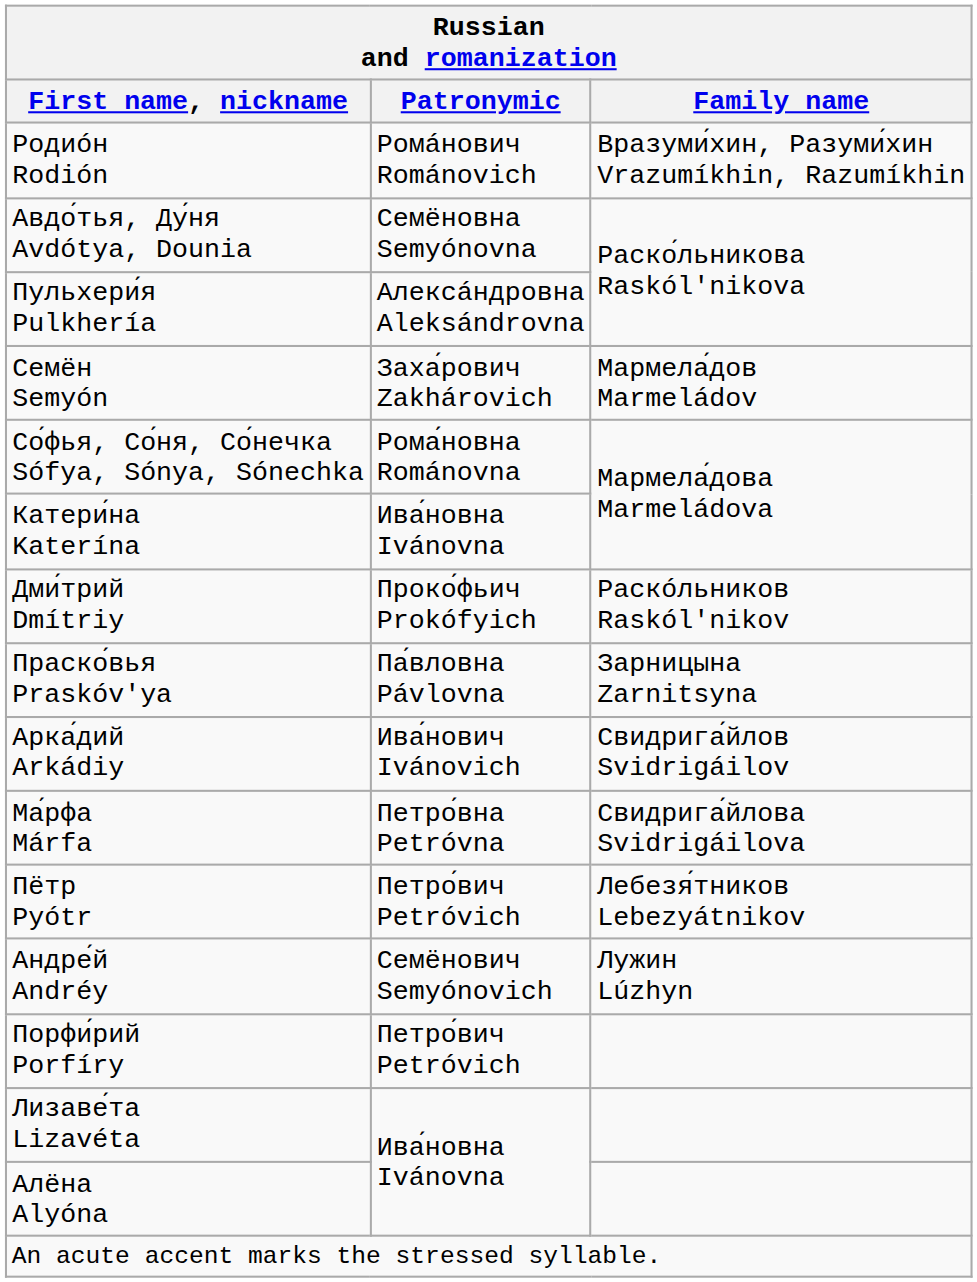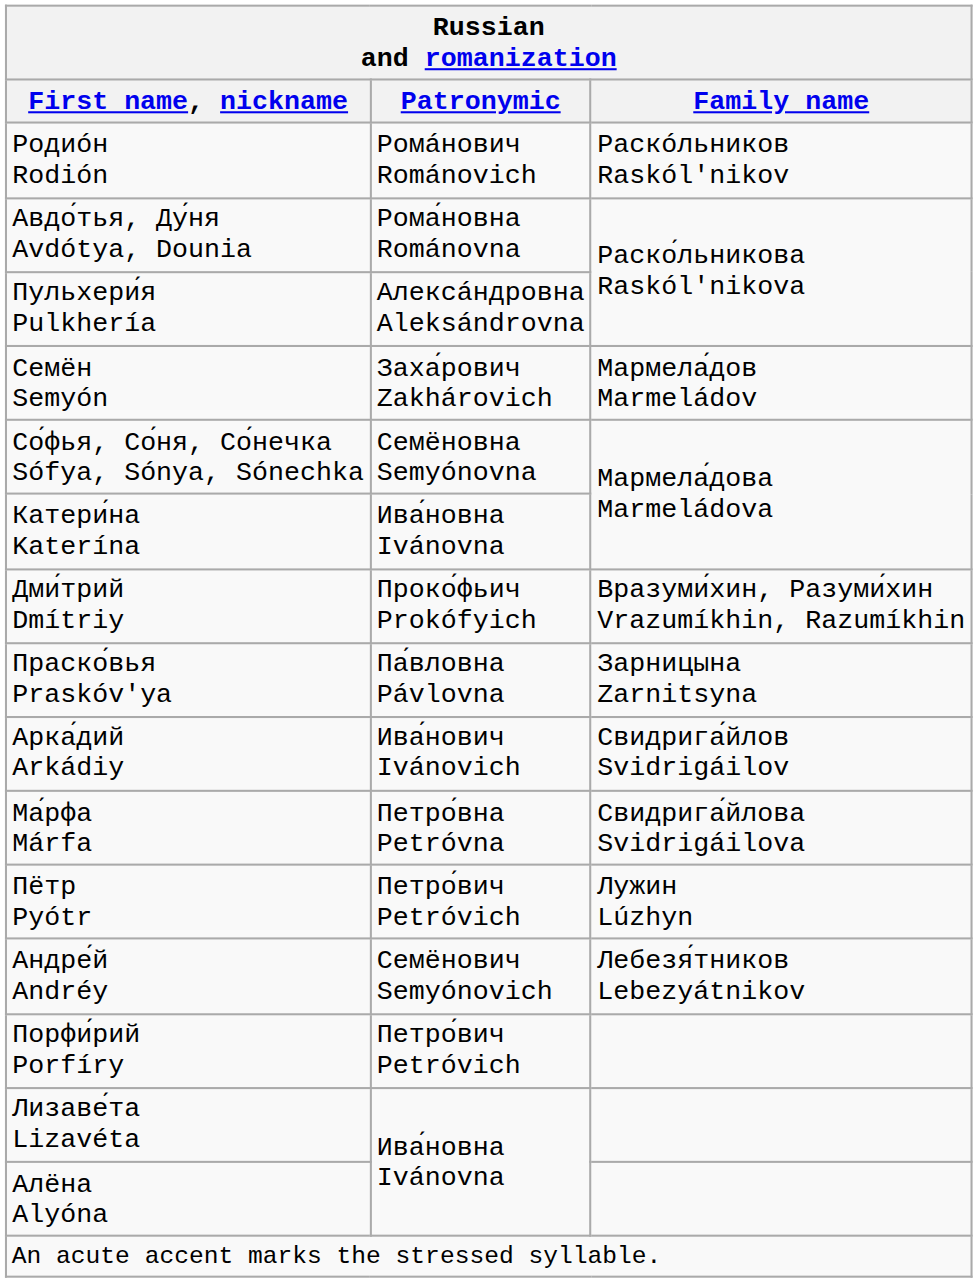(781, 160) Вразуми́хин, Разуми́хин Vrazumíkhin, Razumíkhin -> (693, 160) Раскóльников Raskól'nikov
(457, 235) Семёновна Semyónovna -> (449, 235) Рома́новна Románovna
(449, 457) Рома́новна Románovna -> (457, 457) Семёновна Semyónovna
(693, 605) Раскóльников Raskól'nikov -> (781, 605) Вразуми́хин, Разуми́хин Vrazumíkhin, Razumíkhin
(701, 902) Лебезя́тников Lebezyátnikov -> (645, 902) Лужин Lúzhyn
(645, 976) Лужин Lúzhyn -> (701, 976) Лебезя́тников Lebezyátnikov
